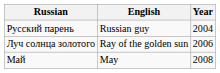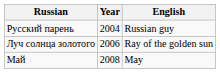columns swapped: (144, 12) <-> (203, 12)
